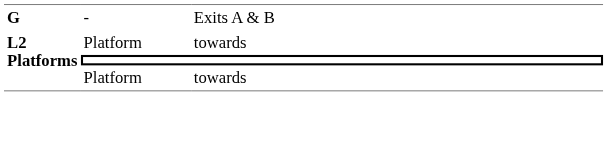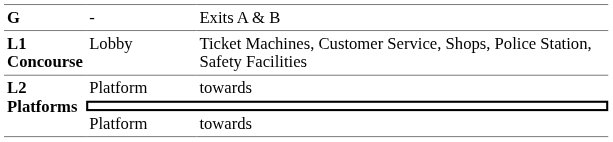+ row: (111, 43)
